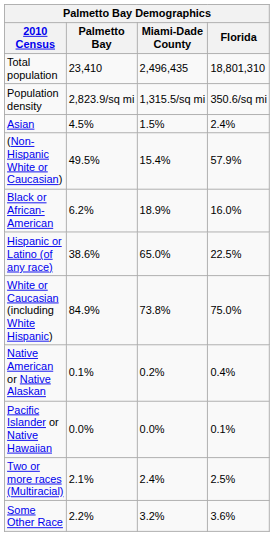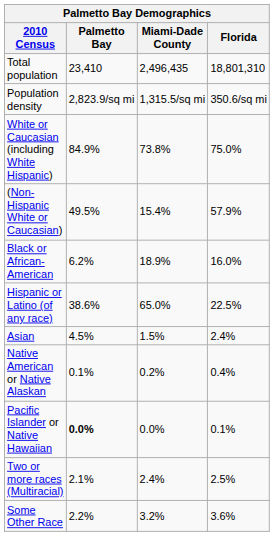rows swapped: (33, 310) <-> (21, 124)
(81, 429) normal -> (81, 429) bold
